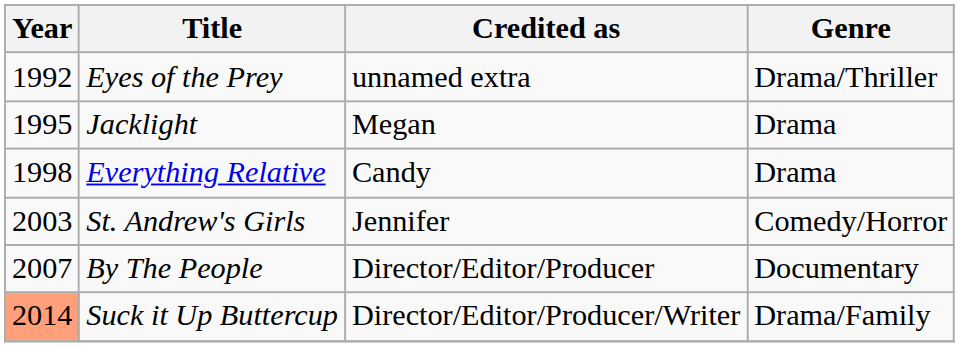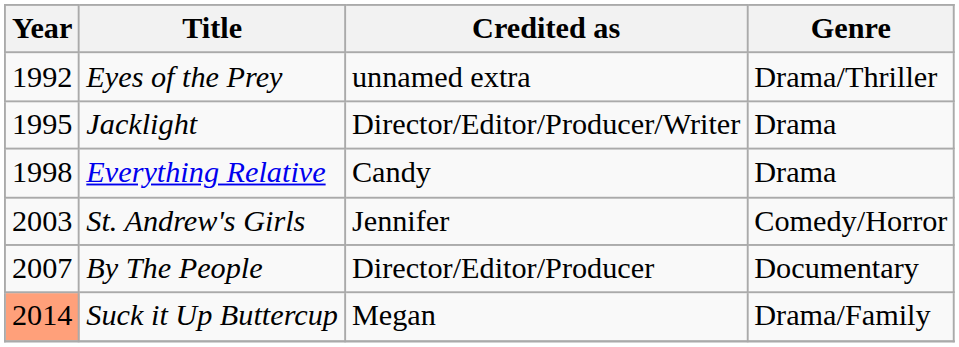(394, 124) Megan -> (546, 124) Director/Editor/Producer/Writer
(546, 316) Director/Editor/Producer/Writer -> (394, 316) Megan
